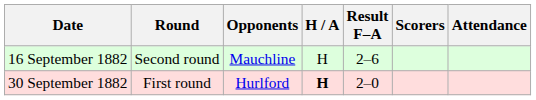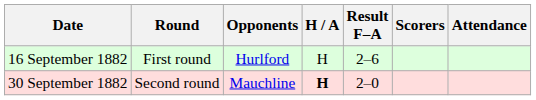(177, 58) Second round -> (177, 58) First round
(262, 58) Mauchline -> (262, 58) Hurlford
(177, 82) First round -> (177, 82) Second round
(262, 82) Hurlford -> (262, 82) Mauchline
